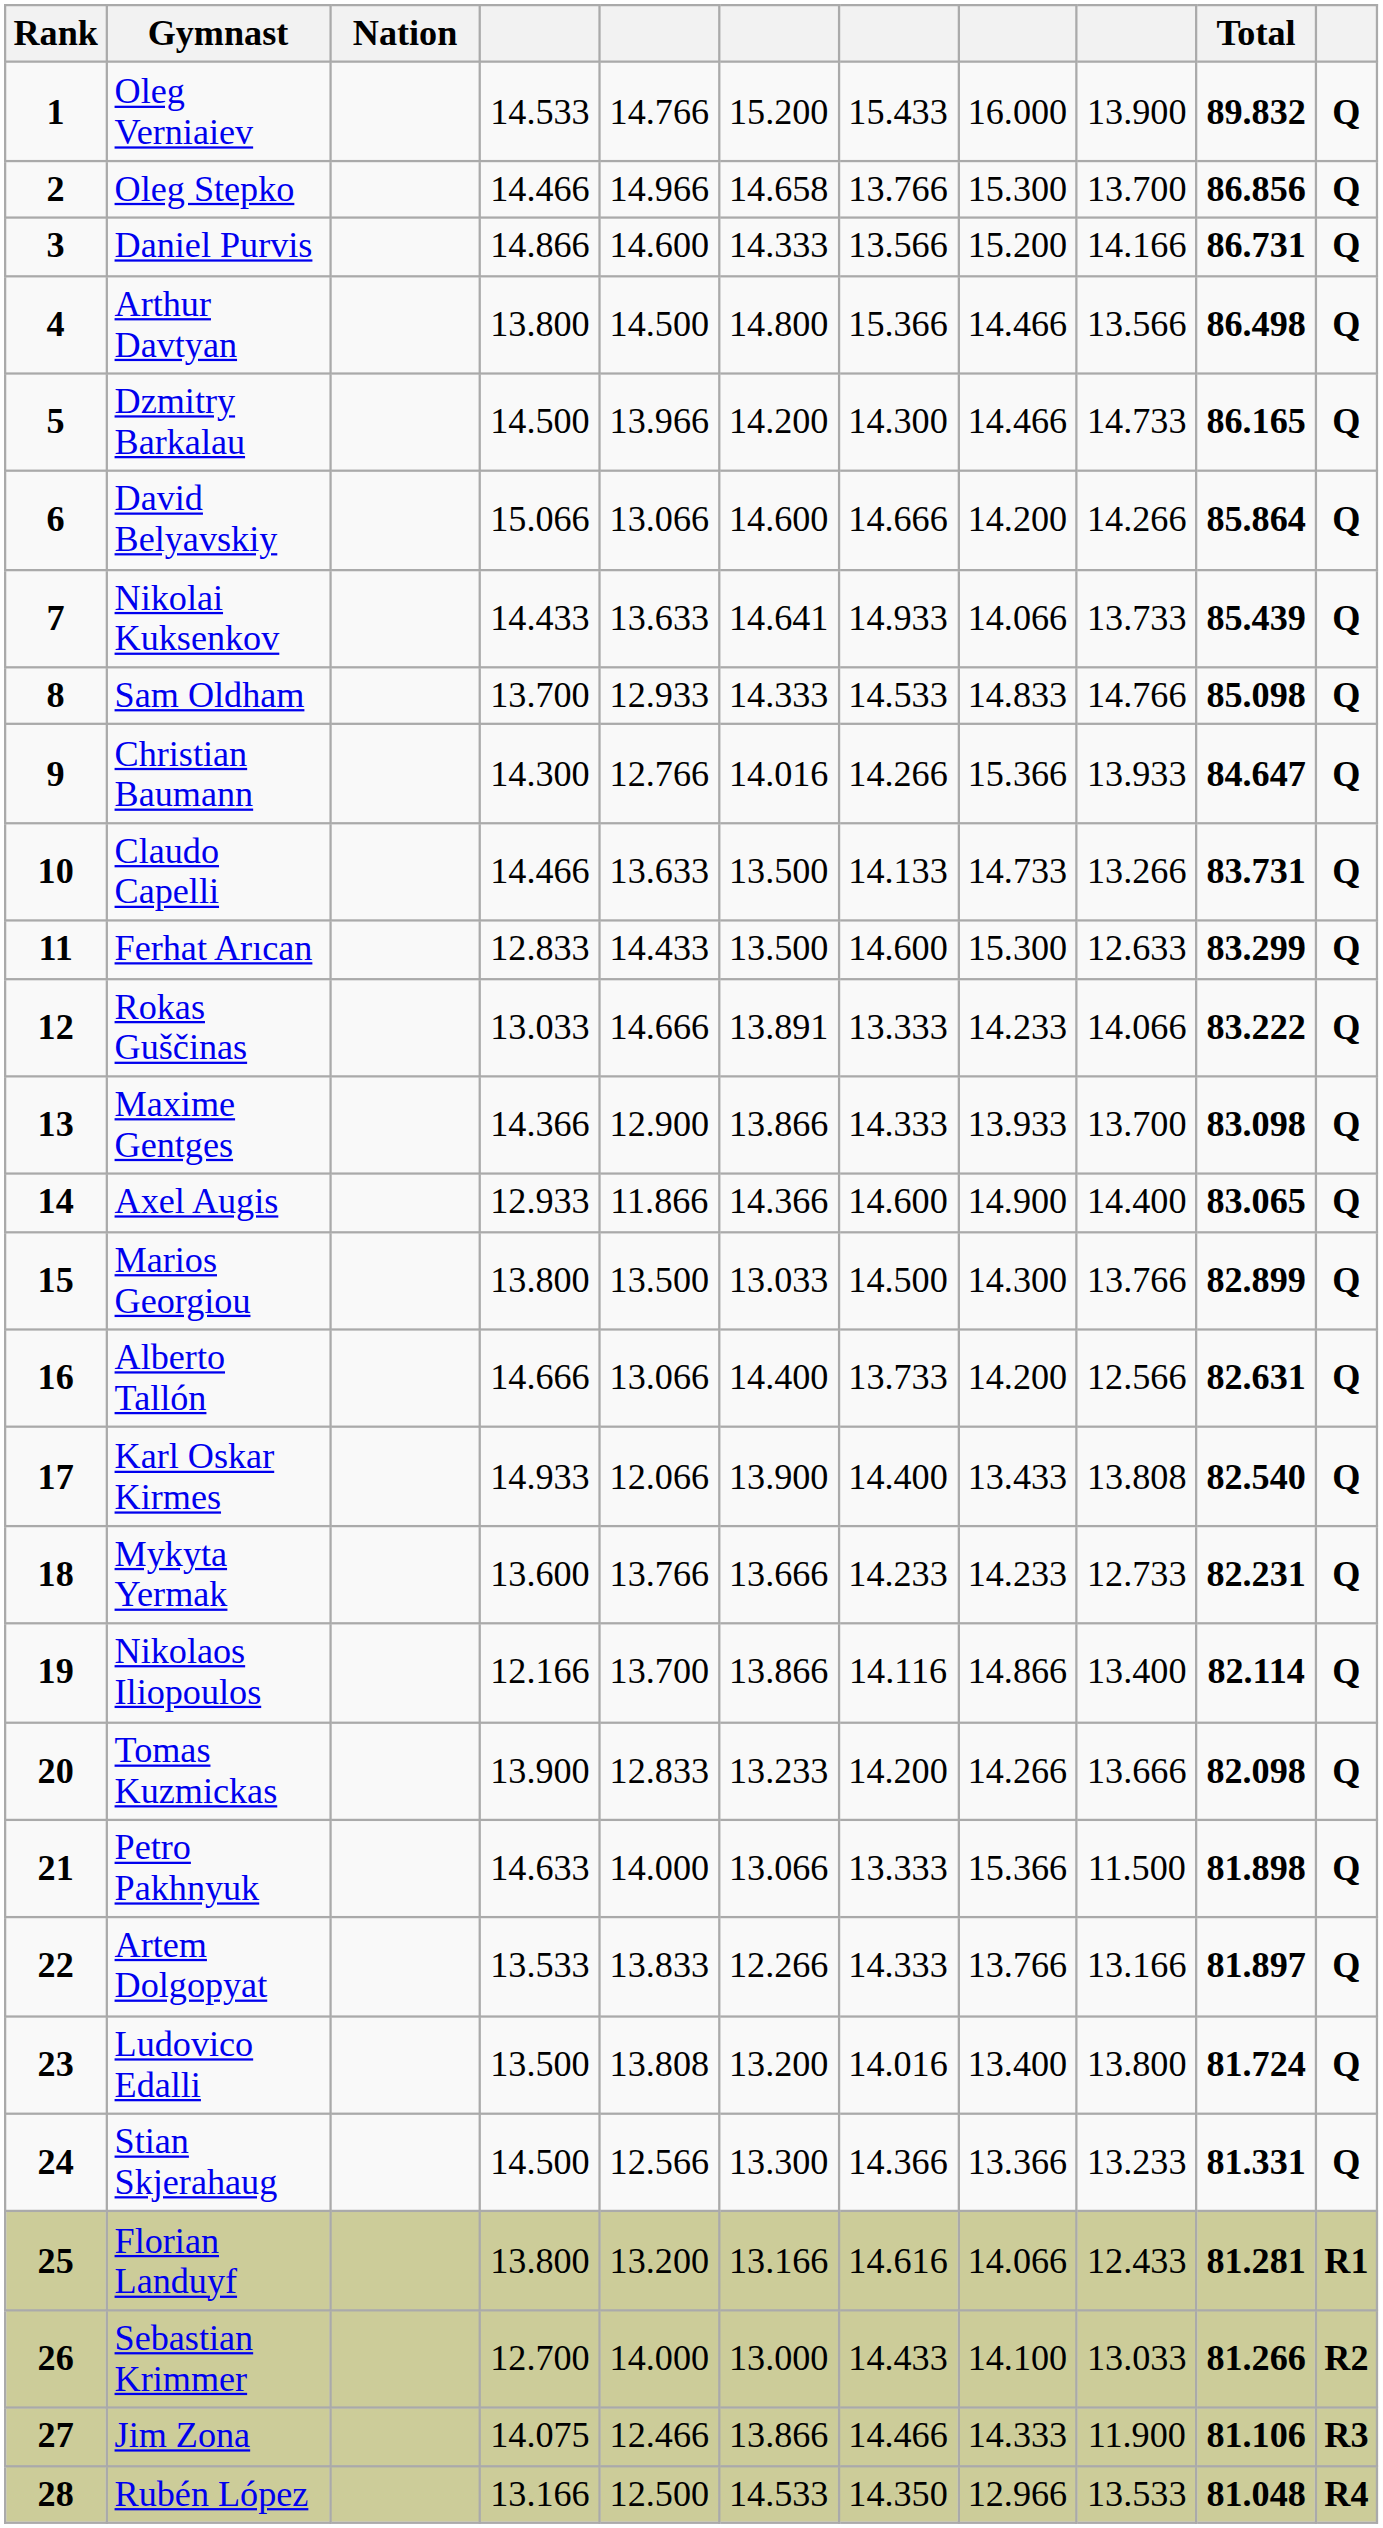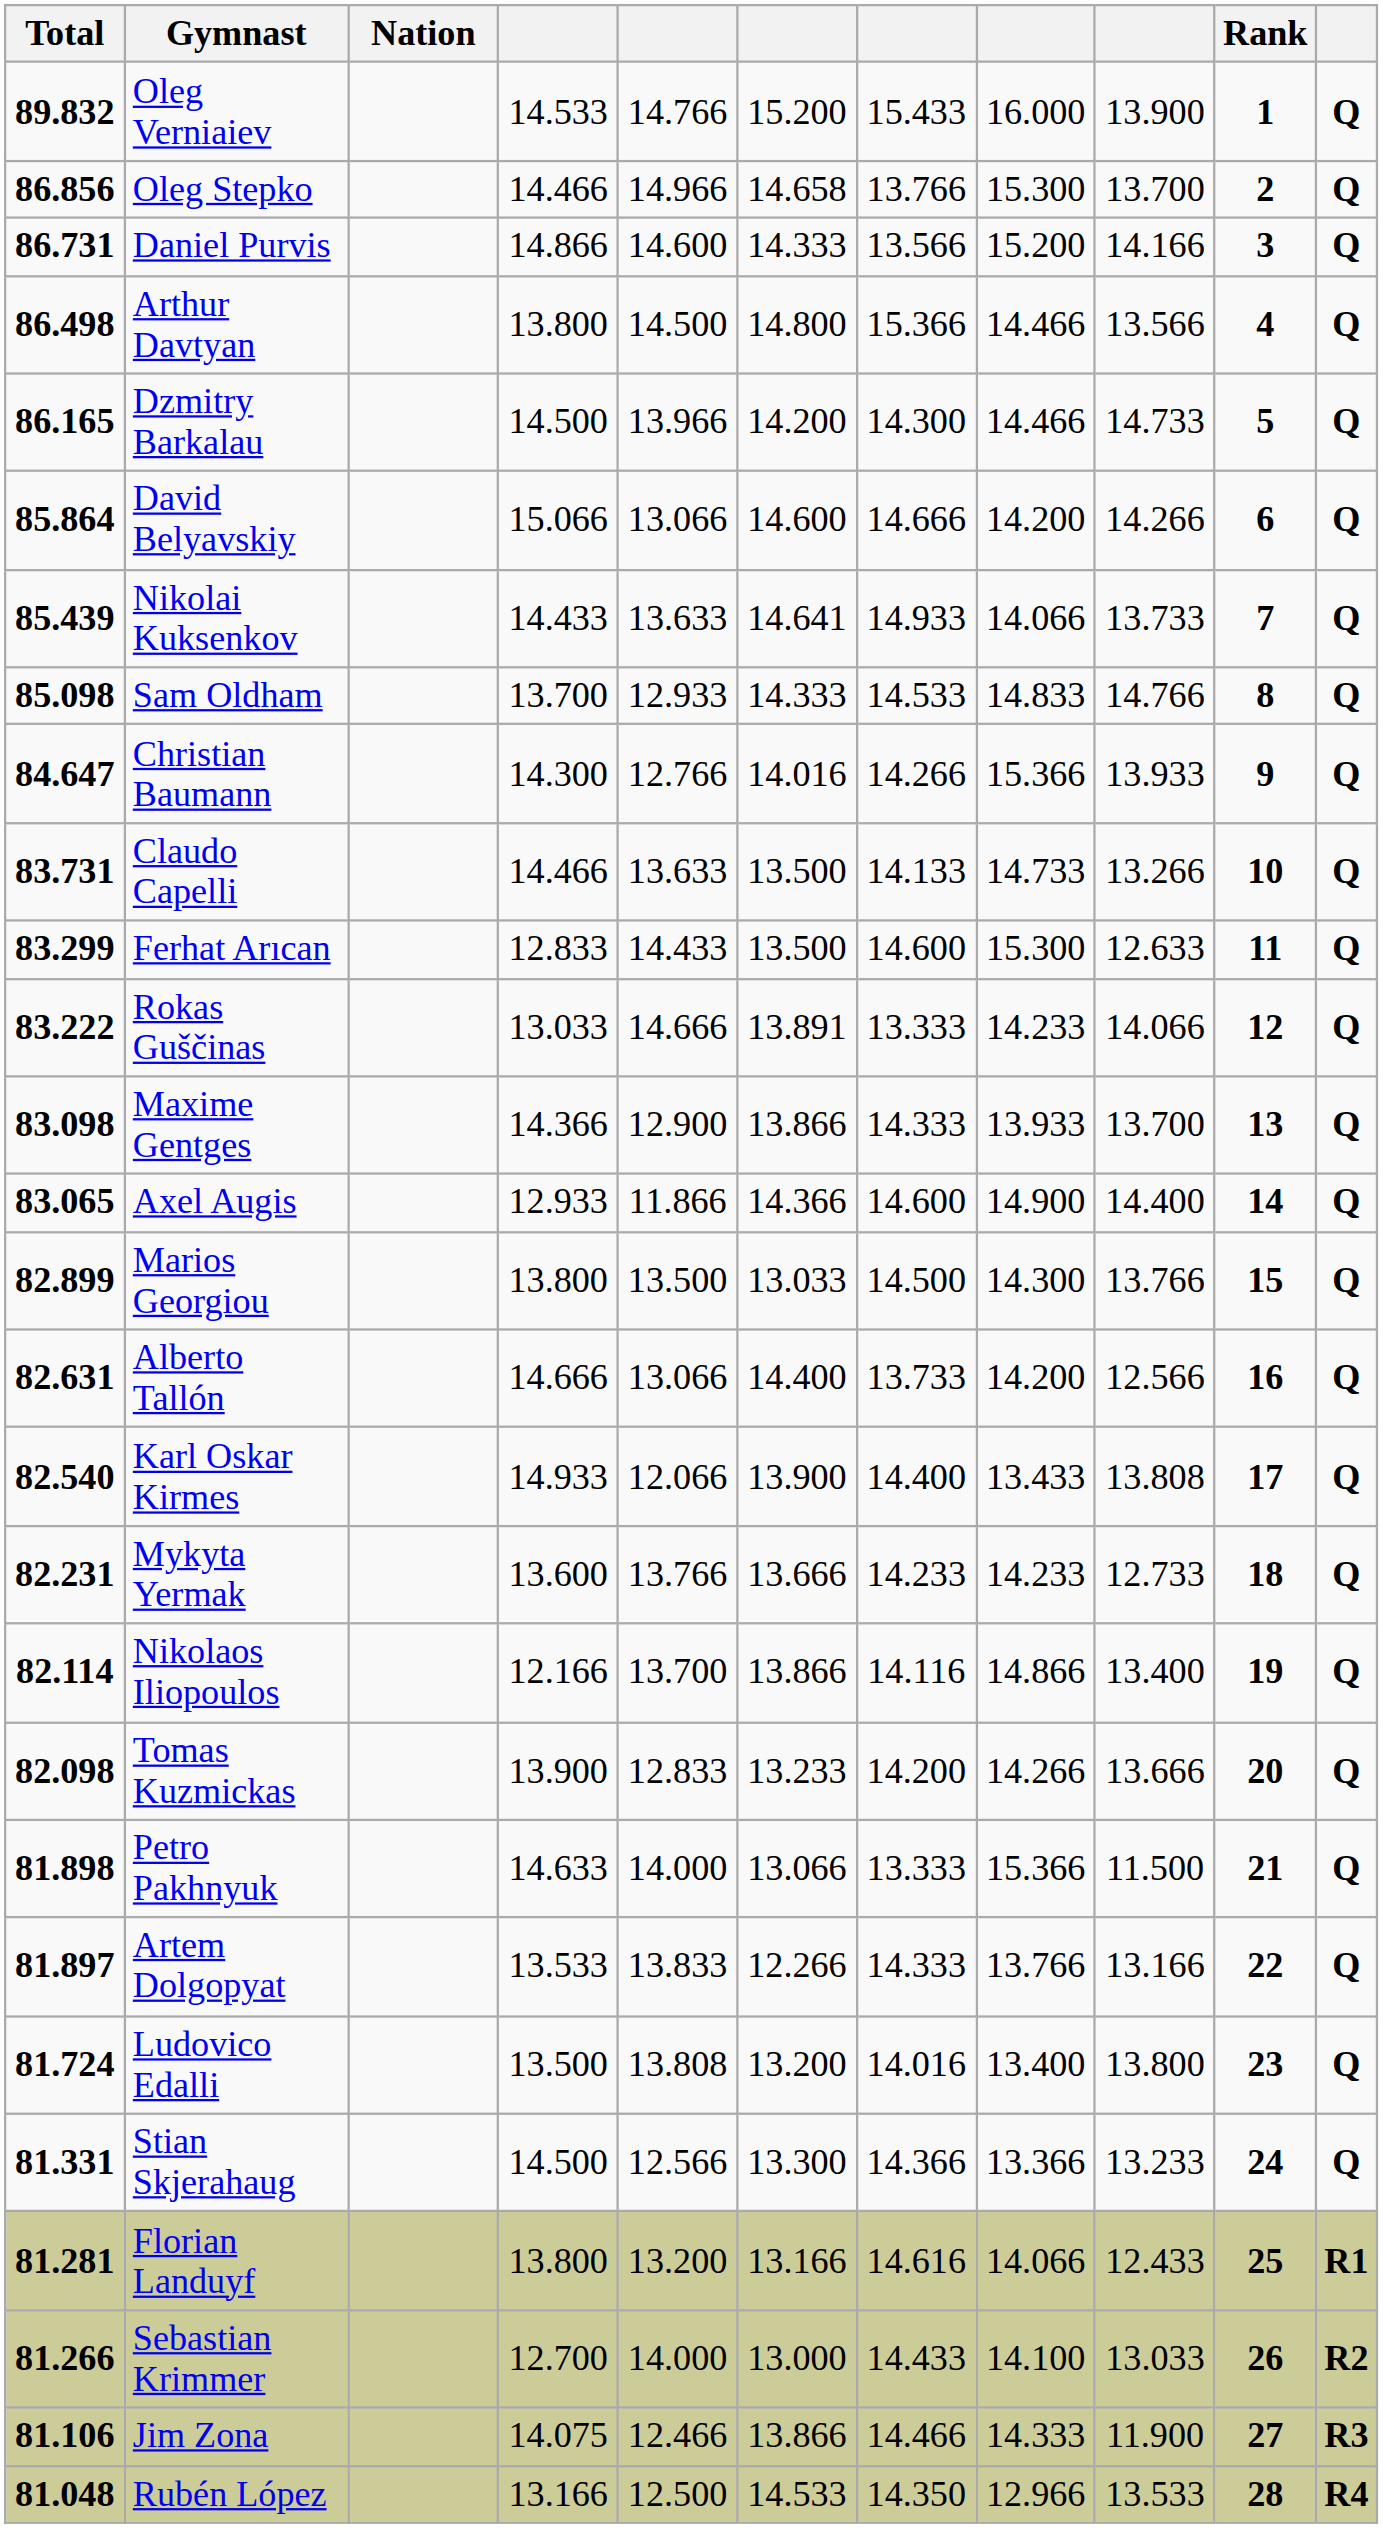columns swapped: (56, 33) <-> (1256, 33)
